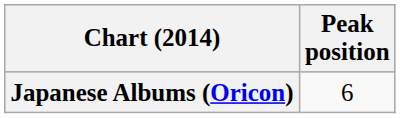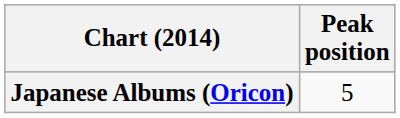(347, 91) 6 -> (347, 91) 5
